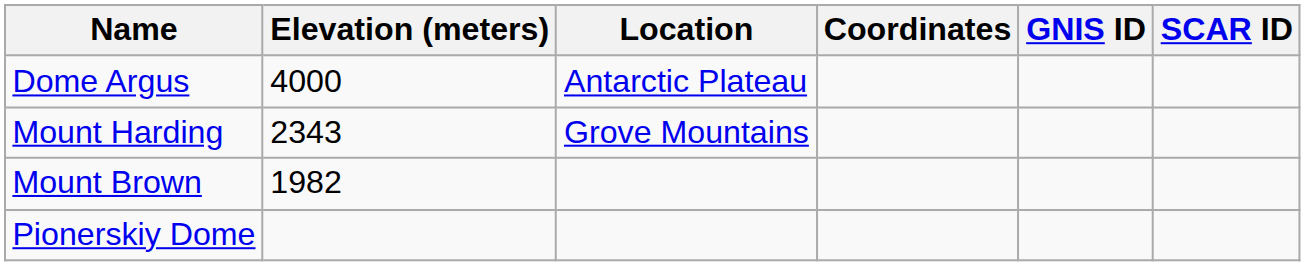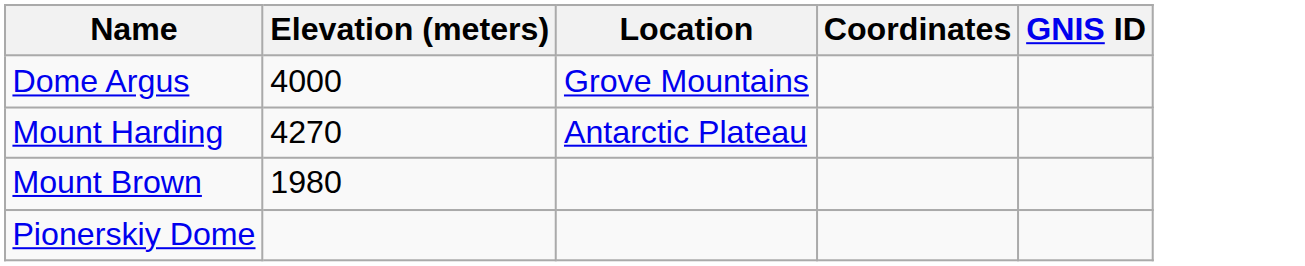- column: (1227, 30)
(686, 81) Antarctic Plateau -> (686, 81) Grove Mountains
(306, 132) 2343 -> (306, 132) 4270
(686, 132) Grove Mountains -> (686, 132) Antarctic Plateau
(306, 183) 1982 -> (306, 183) 1980
